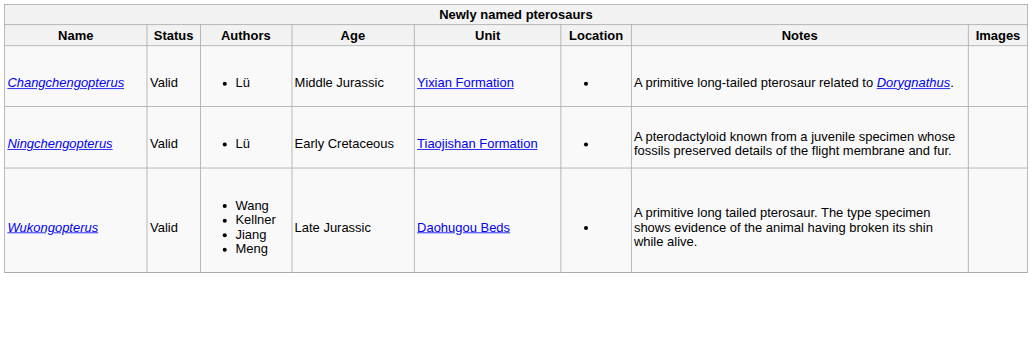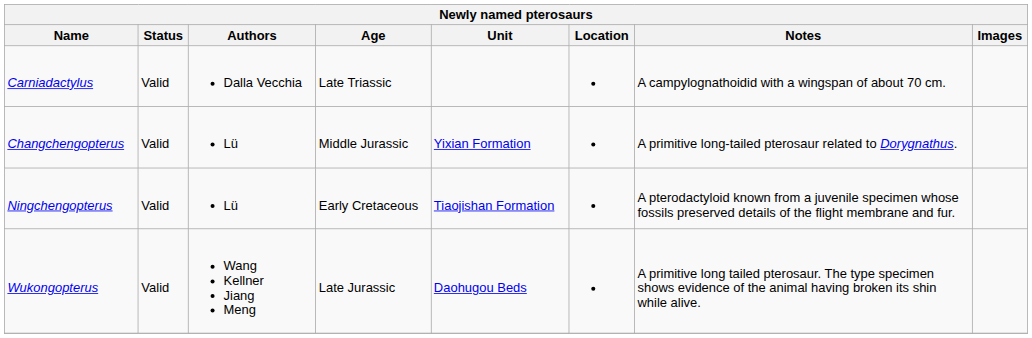+ row: (50, 83)
